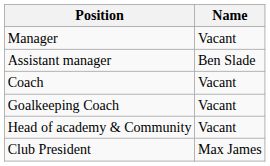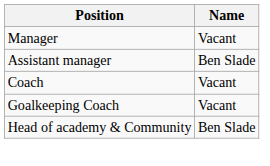(217, 127) Vacant -> (227, 127) Ben Slade
- row: (49, 149)
